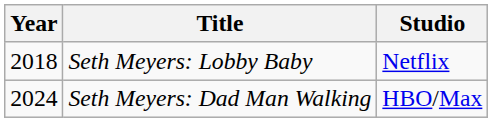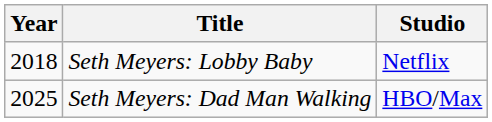(34, 98) 2024 -> (34, 98) 2025
